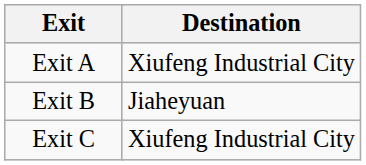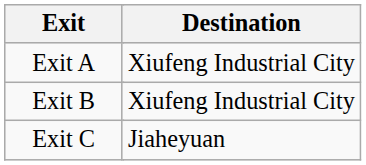(177, 100) Jiaheyuan -> (241, 100) Xiufeng Industrial City
(241, 139) Xiufeng Industrial City -> (177, 139) Jiaheyuan
